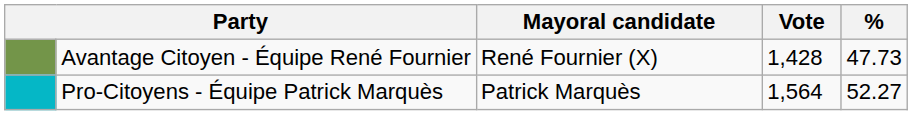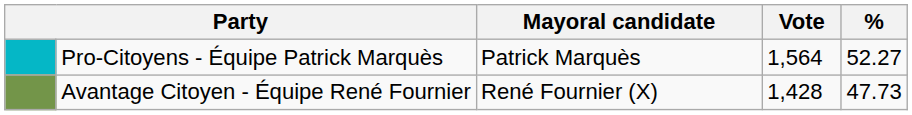rows swapped: (252, 92) <-> (266, 57)
